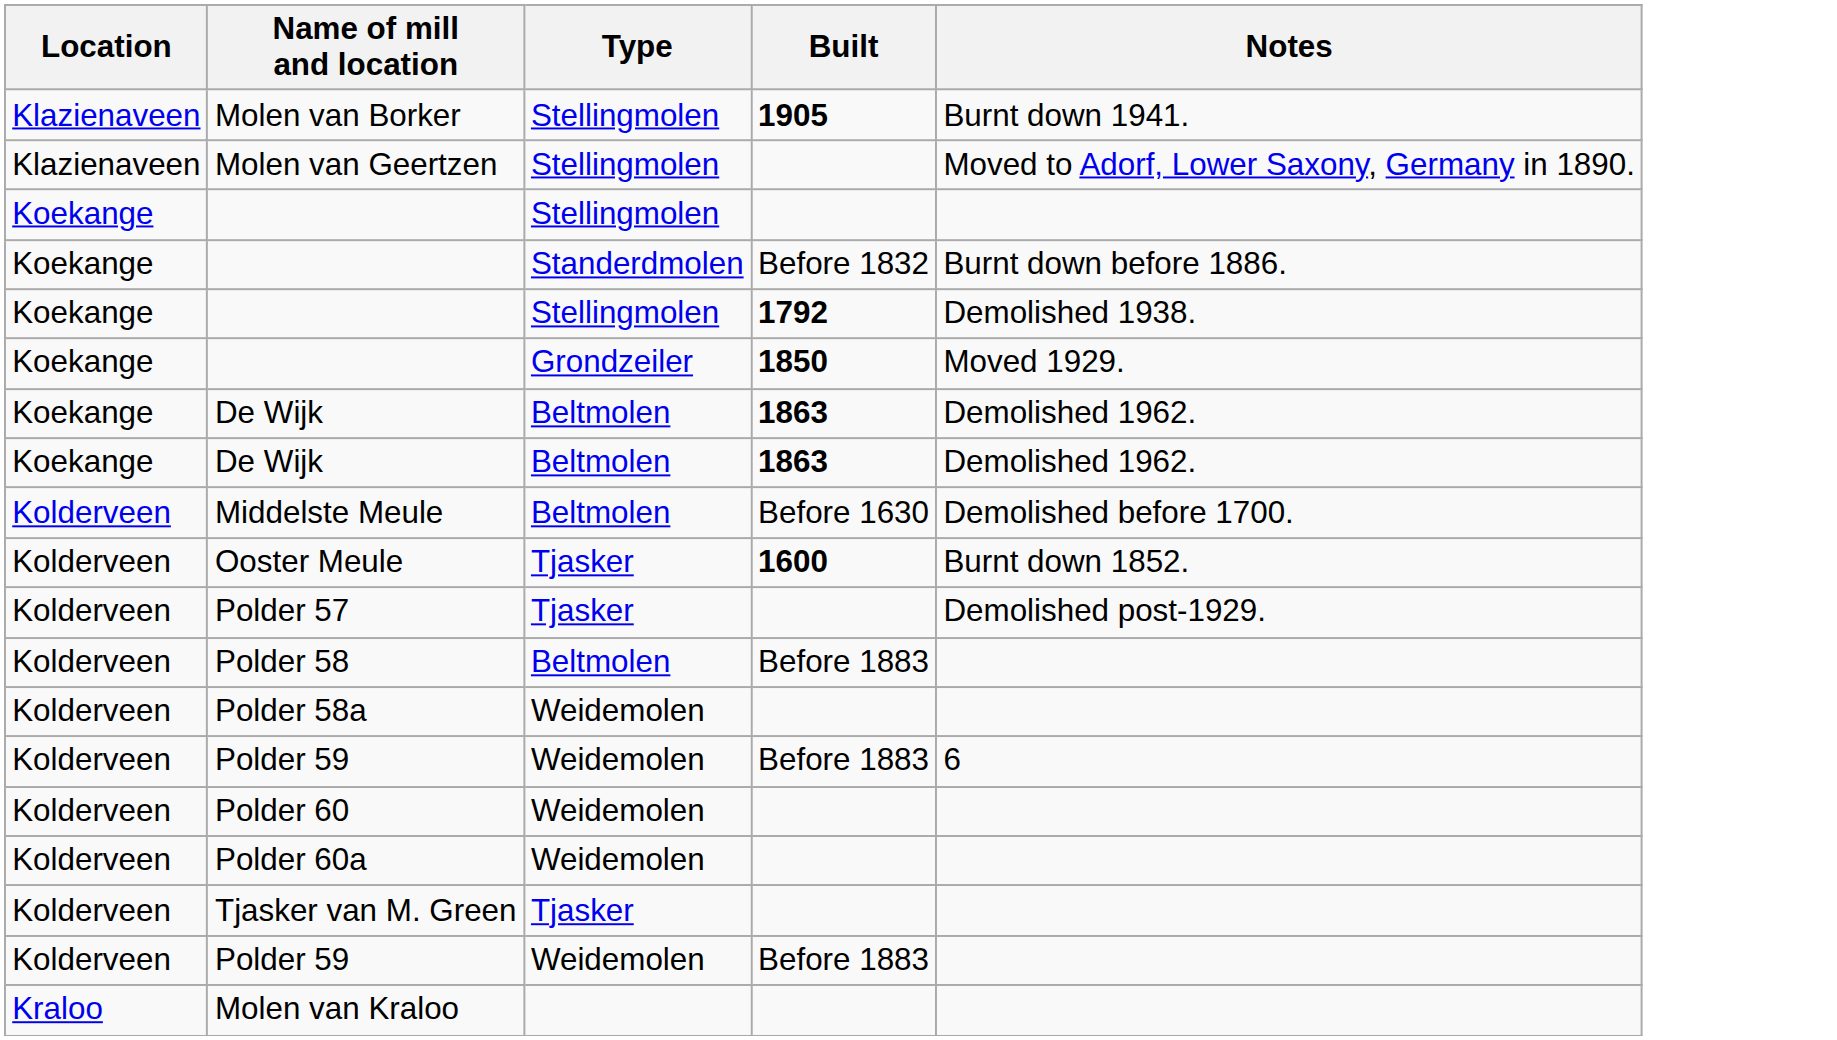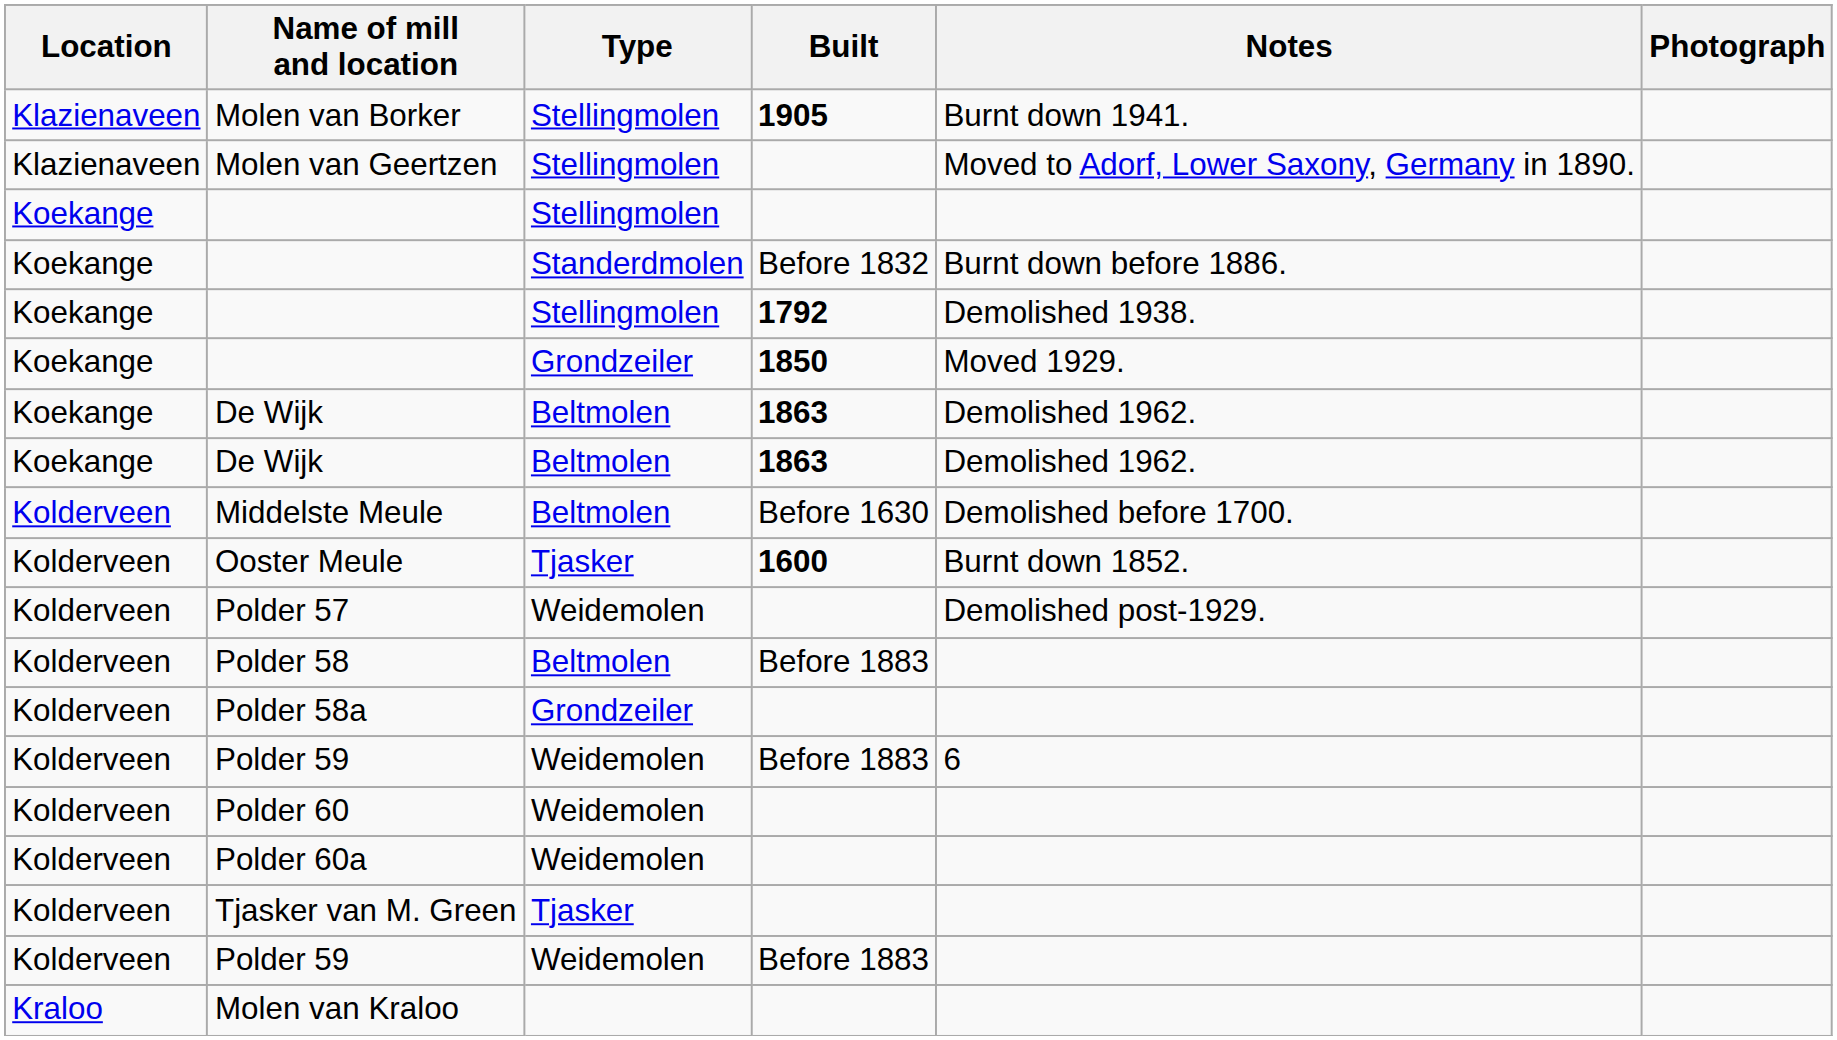+ column: (1737, 47)
(582, 611) Tjasker -> (618, 611) Weidemolen
(618, 711) Weidemolen -> (612, 711) Grondzeiler
